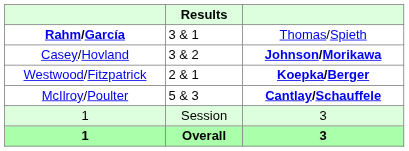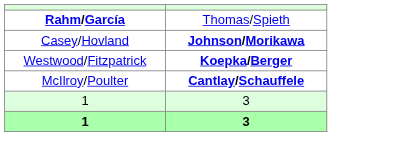- column: (204, 14)
